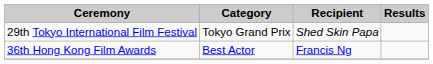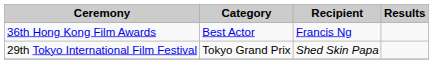rows swapped: (102, 31) <-> (82, 50)
